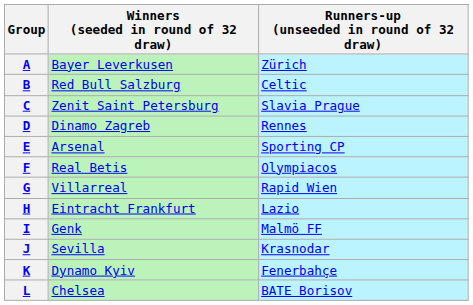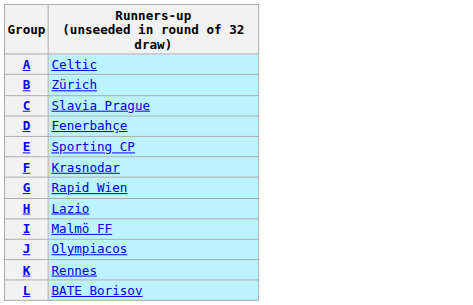- column: (153, 29)
(284, 64) Zürich -> (74, 64) Celtic
(284, 85) Celtic -> (74, 85) Zürich
(284, 126) Rennes -> (89, 126) Fenerbahçe
(299, 167) Olympiacos -> (86, 167) Krasnodar
(295, 249) Krasnodar -> (89, 249) Olympiacos
(299, 270) Fenerbahçe -> (74, 270) Rennes
